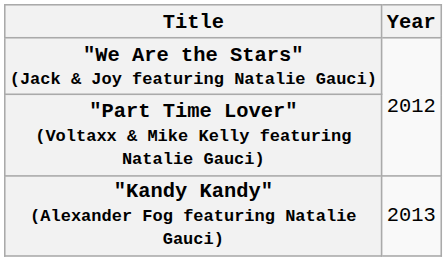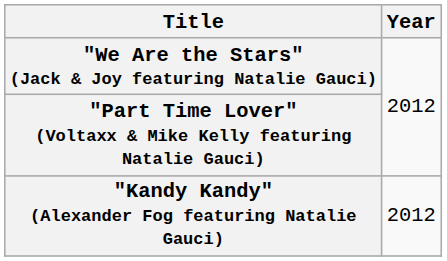(411, 215) 2013 -> (411, 215) 2012
